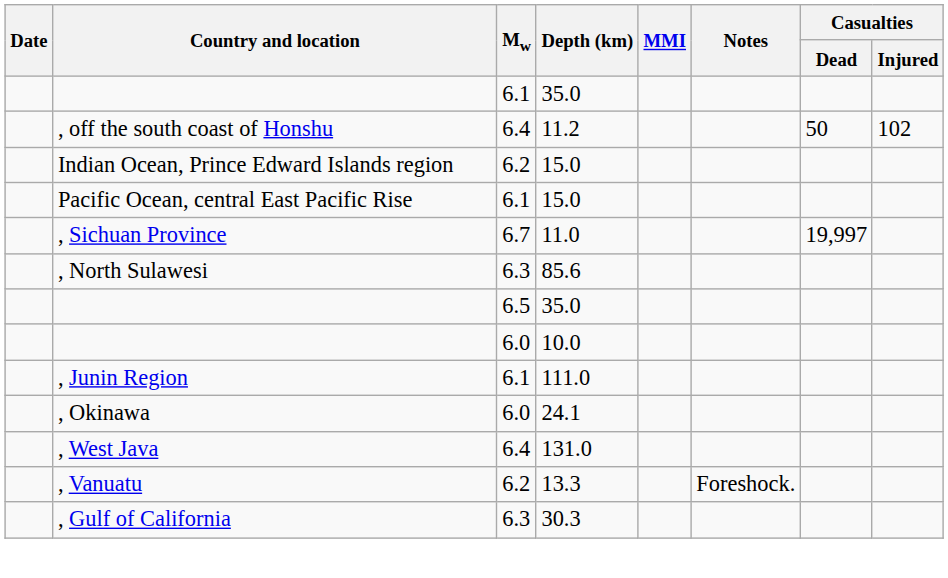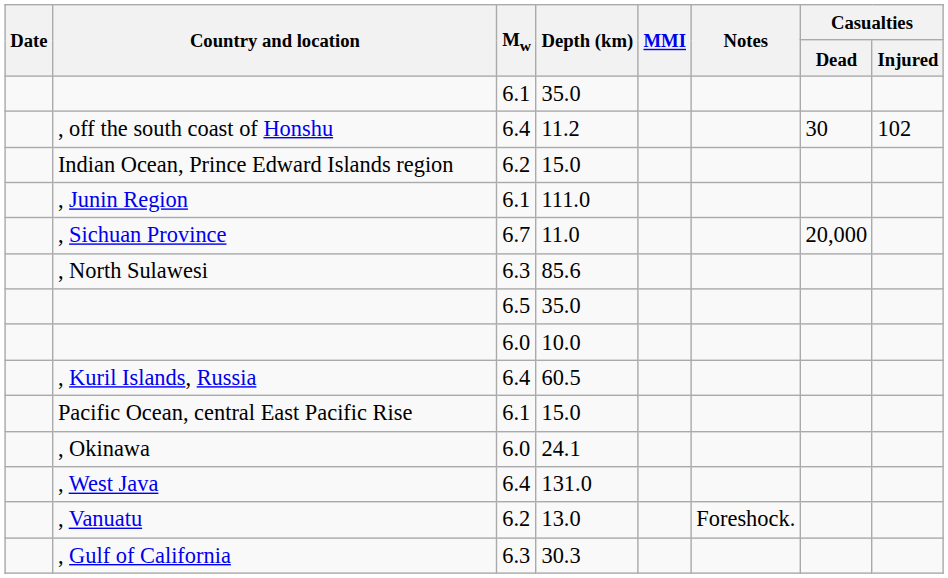(817, 128) 50 -> (817, 128) 30
rows swapped: (235, 199) <-> (123, 377)
(836, 235) 19,997 -> (836, 235) 20,000
+ row: (157, 377)
(561, 484) 13.3 -> (561, 519) 13.0
